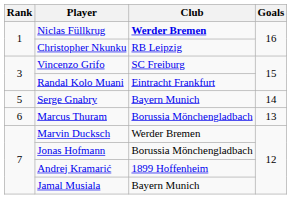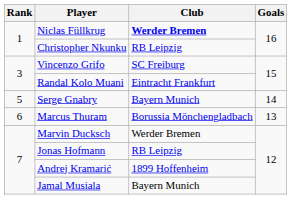(192, 151) Borussia Mönchengladbach -> (157, 151) RB Leipzig
